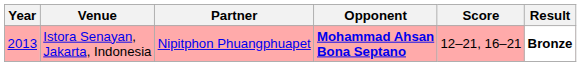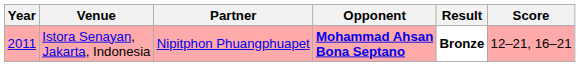columns swapped: (481, 15) <-> (550, 15)
(22, 44) 2013 -> (22, 44) 2011
